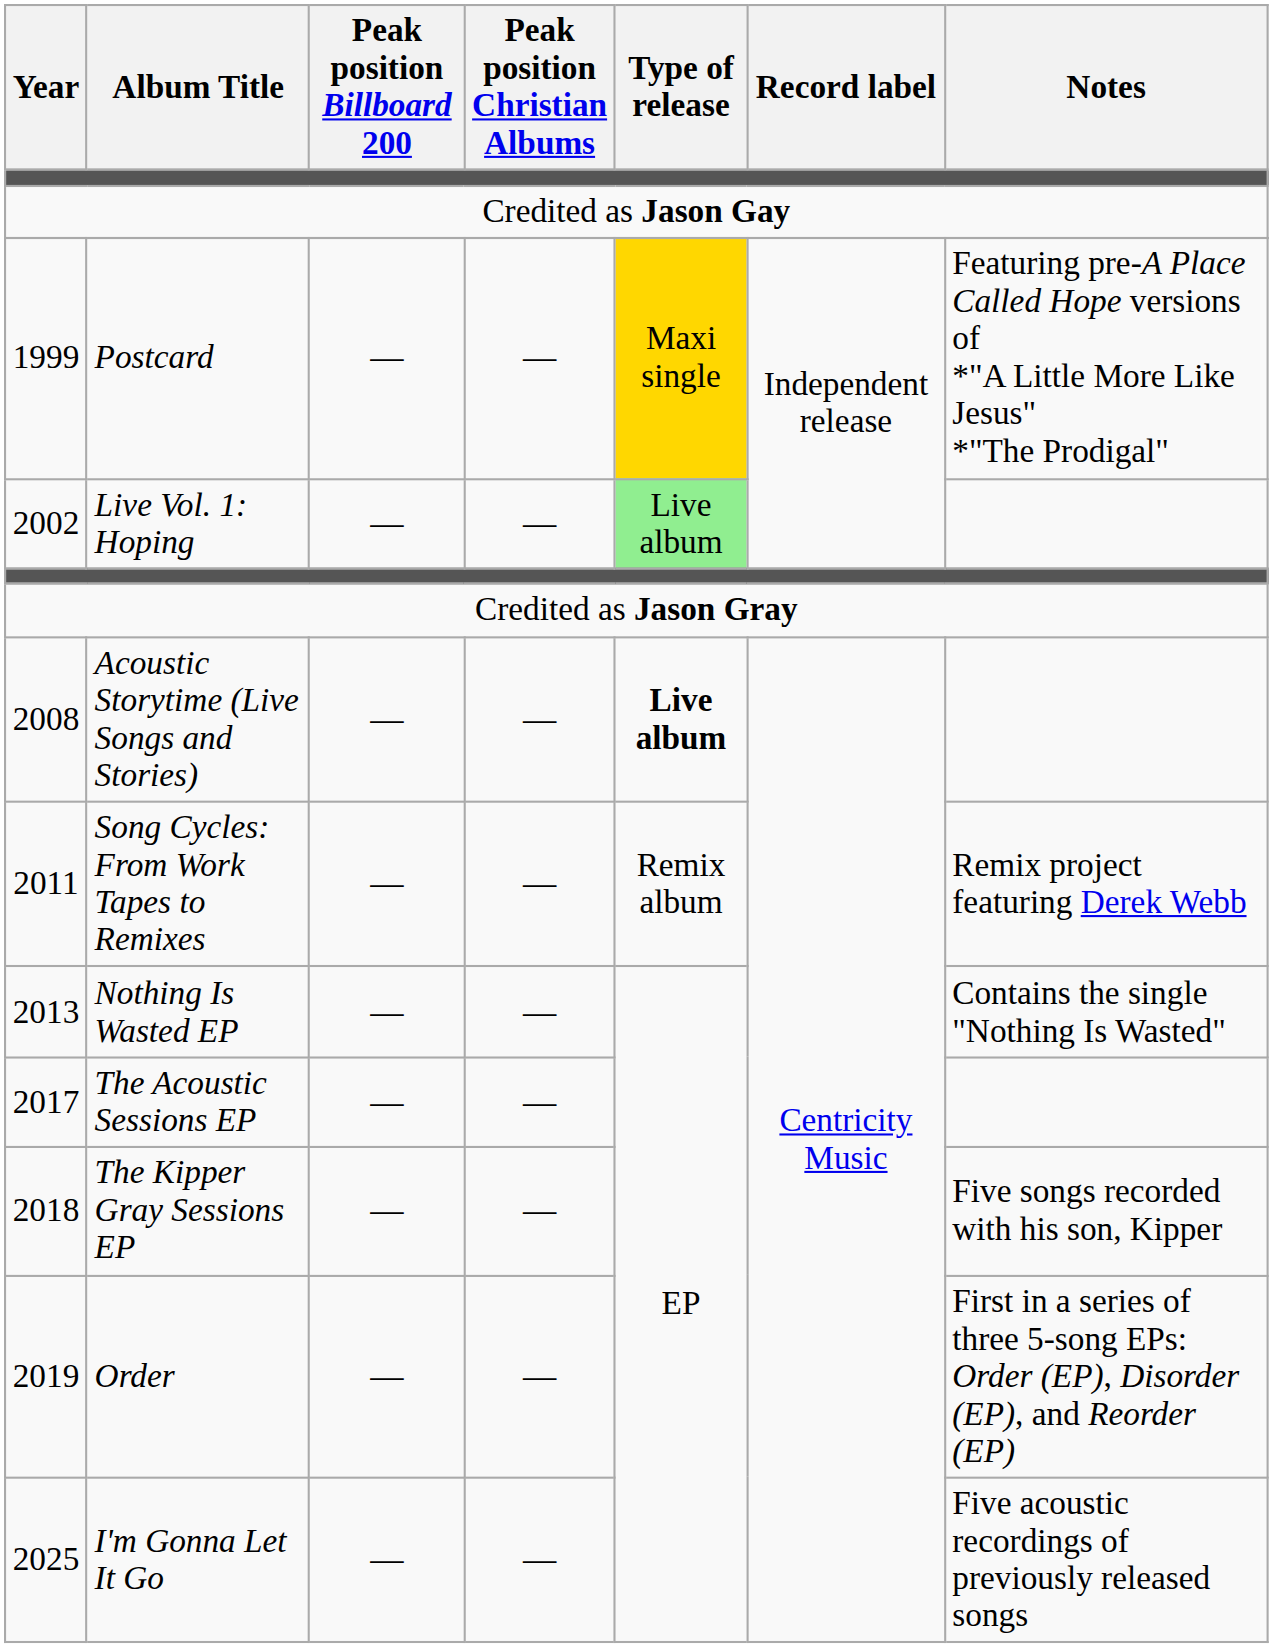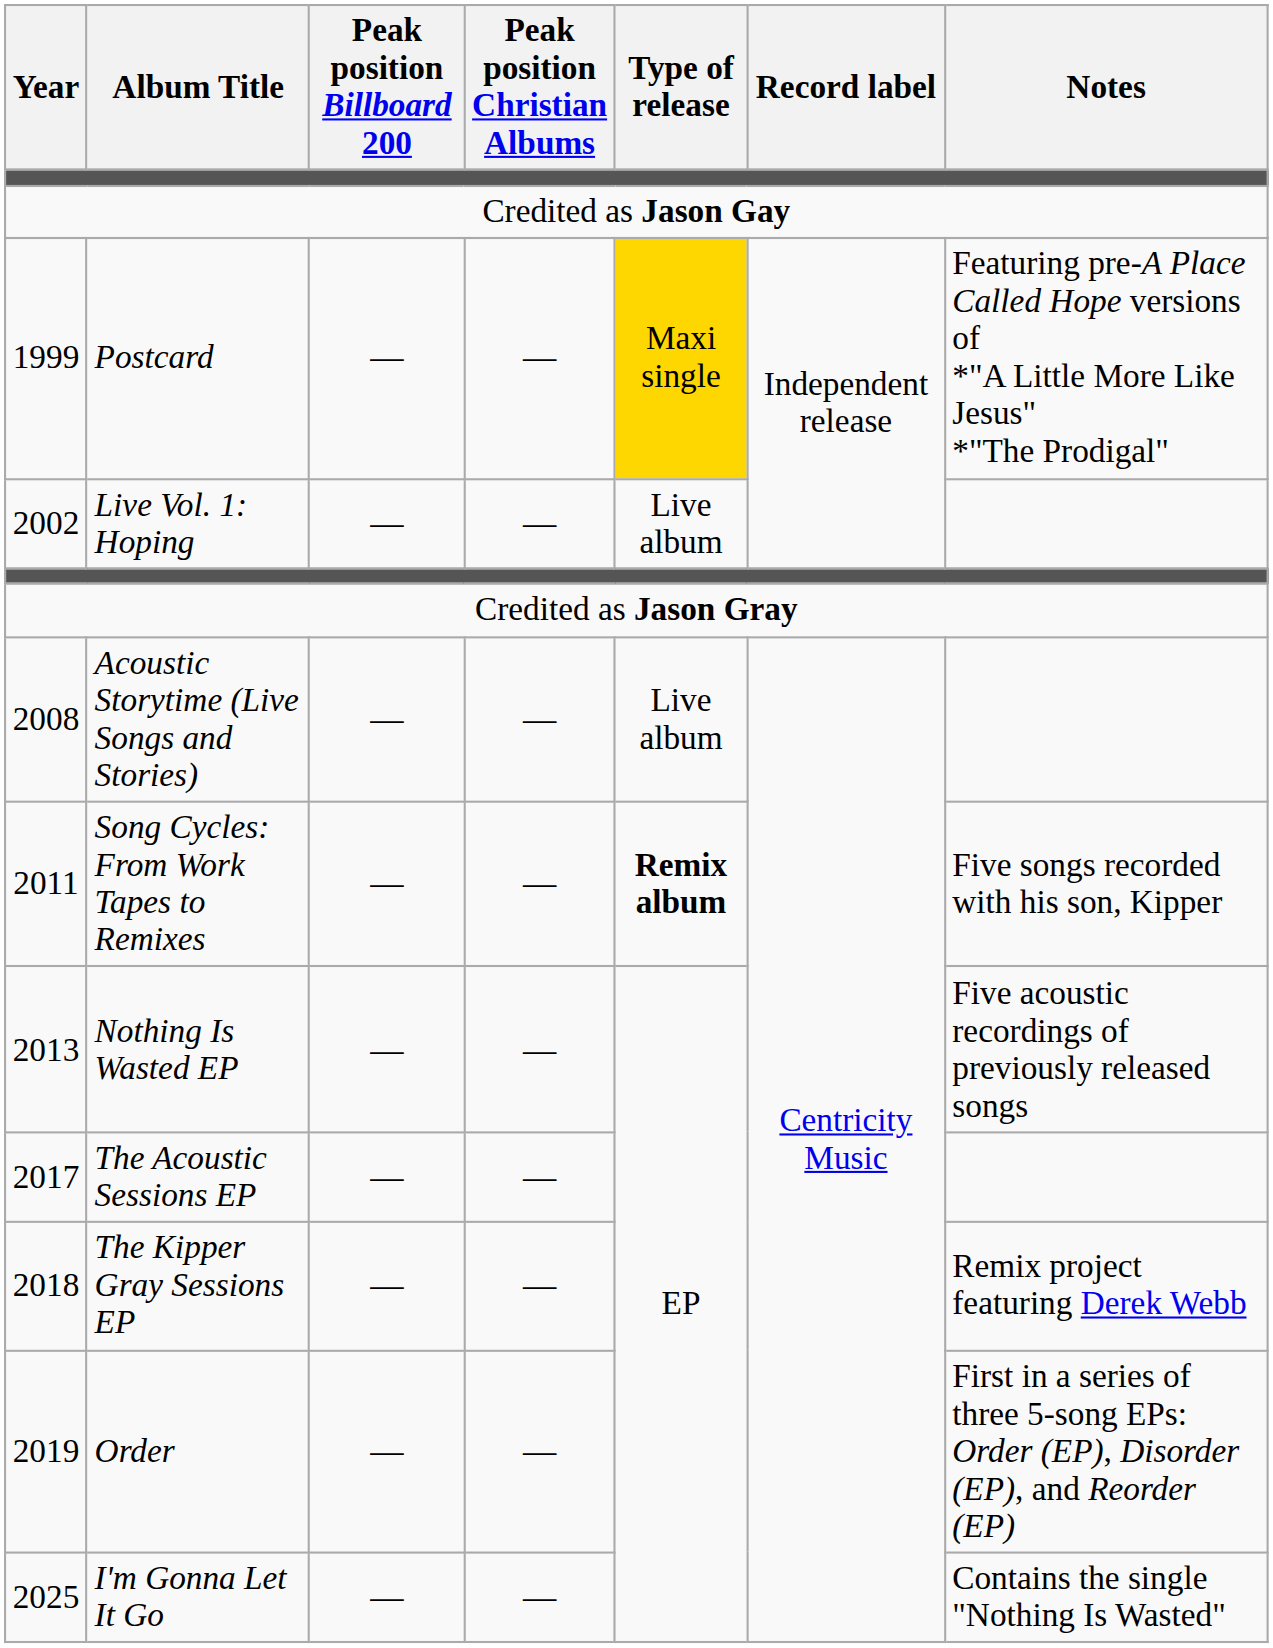(681, 522) lightgreen background -> (681, 522) no background
(681, 718) bold -> (681, 718) normal
(681, 883) normal -> (681, 883) bold
(1099, 883) Remix project featuring Derek Webb -> (1087, 883) Five songs recorded with his son, Kipper
(1089, 1011) Contains the single "Nothing Is Wasted" -> (1081, 1048) Five acoustic recordings of previously released songs
(1087, 1210) Five songs recorded with his son, Kipper -> (1099, 1285) Remix project featuring Derek Webb
(1081, 1559) Five acoustic recordings of previously released songs -> (1089, 1596) Contains the single "Nothing Is Wasted"
